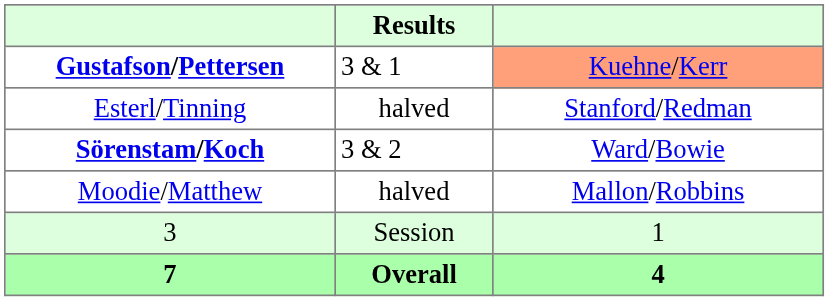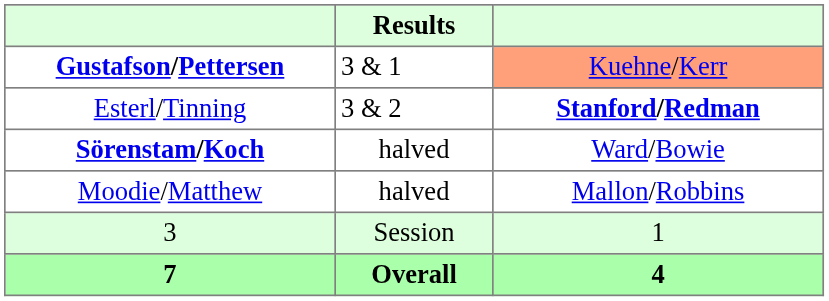(414, 108) halved -> (371, 108) 3 & 2
(658, 108) normal -> (658, 108) bold
(371, 149) 3 & 2 -> (414, 149) halved
